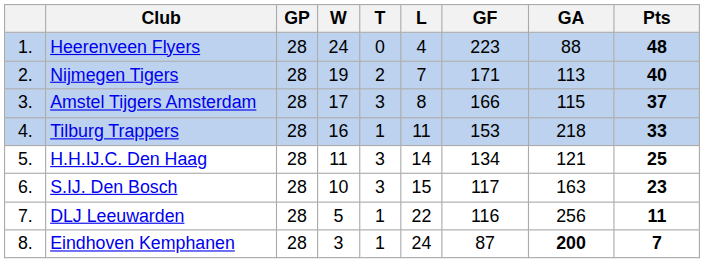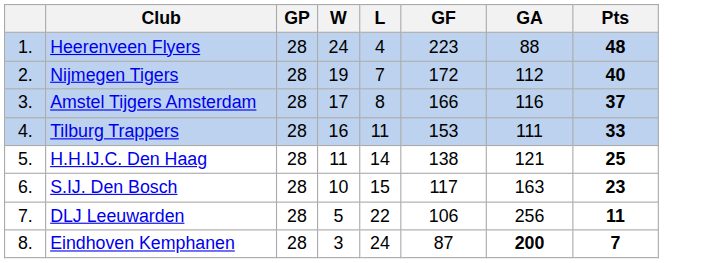- column: (380, 18)
(485, 74) 171 -> (444, 74) 172
(571, 74) 113 -> (530, 74) 112
(571, 103) 115 -> (530, 103) 116
(571, 131) 218 -> (530, 131) 111
(485, 159) 134 -> (444, 159) 138
(485, 215) 116 -> (444, 215) 106
